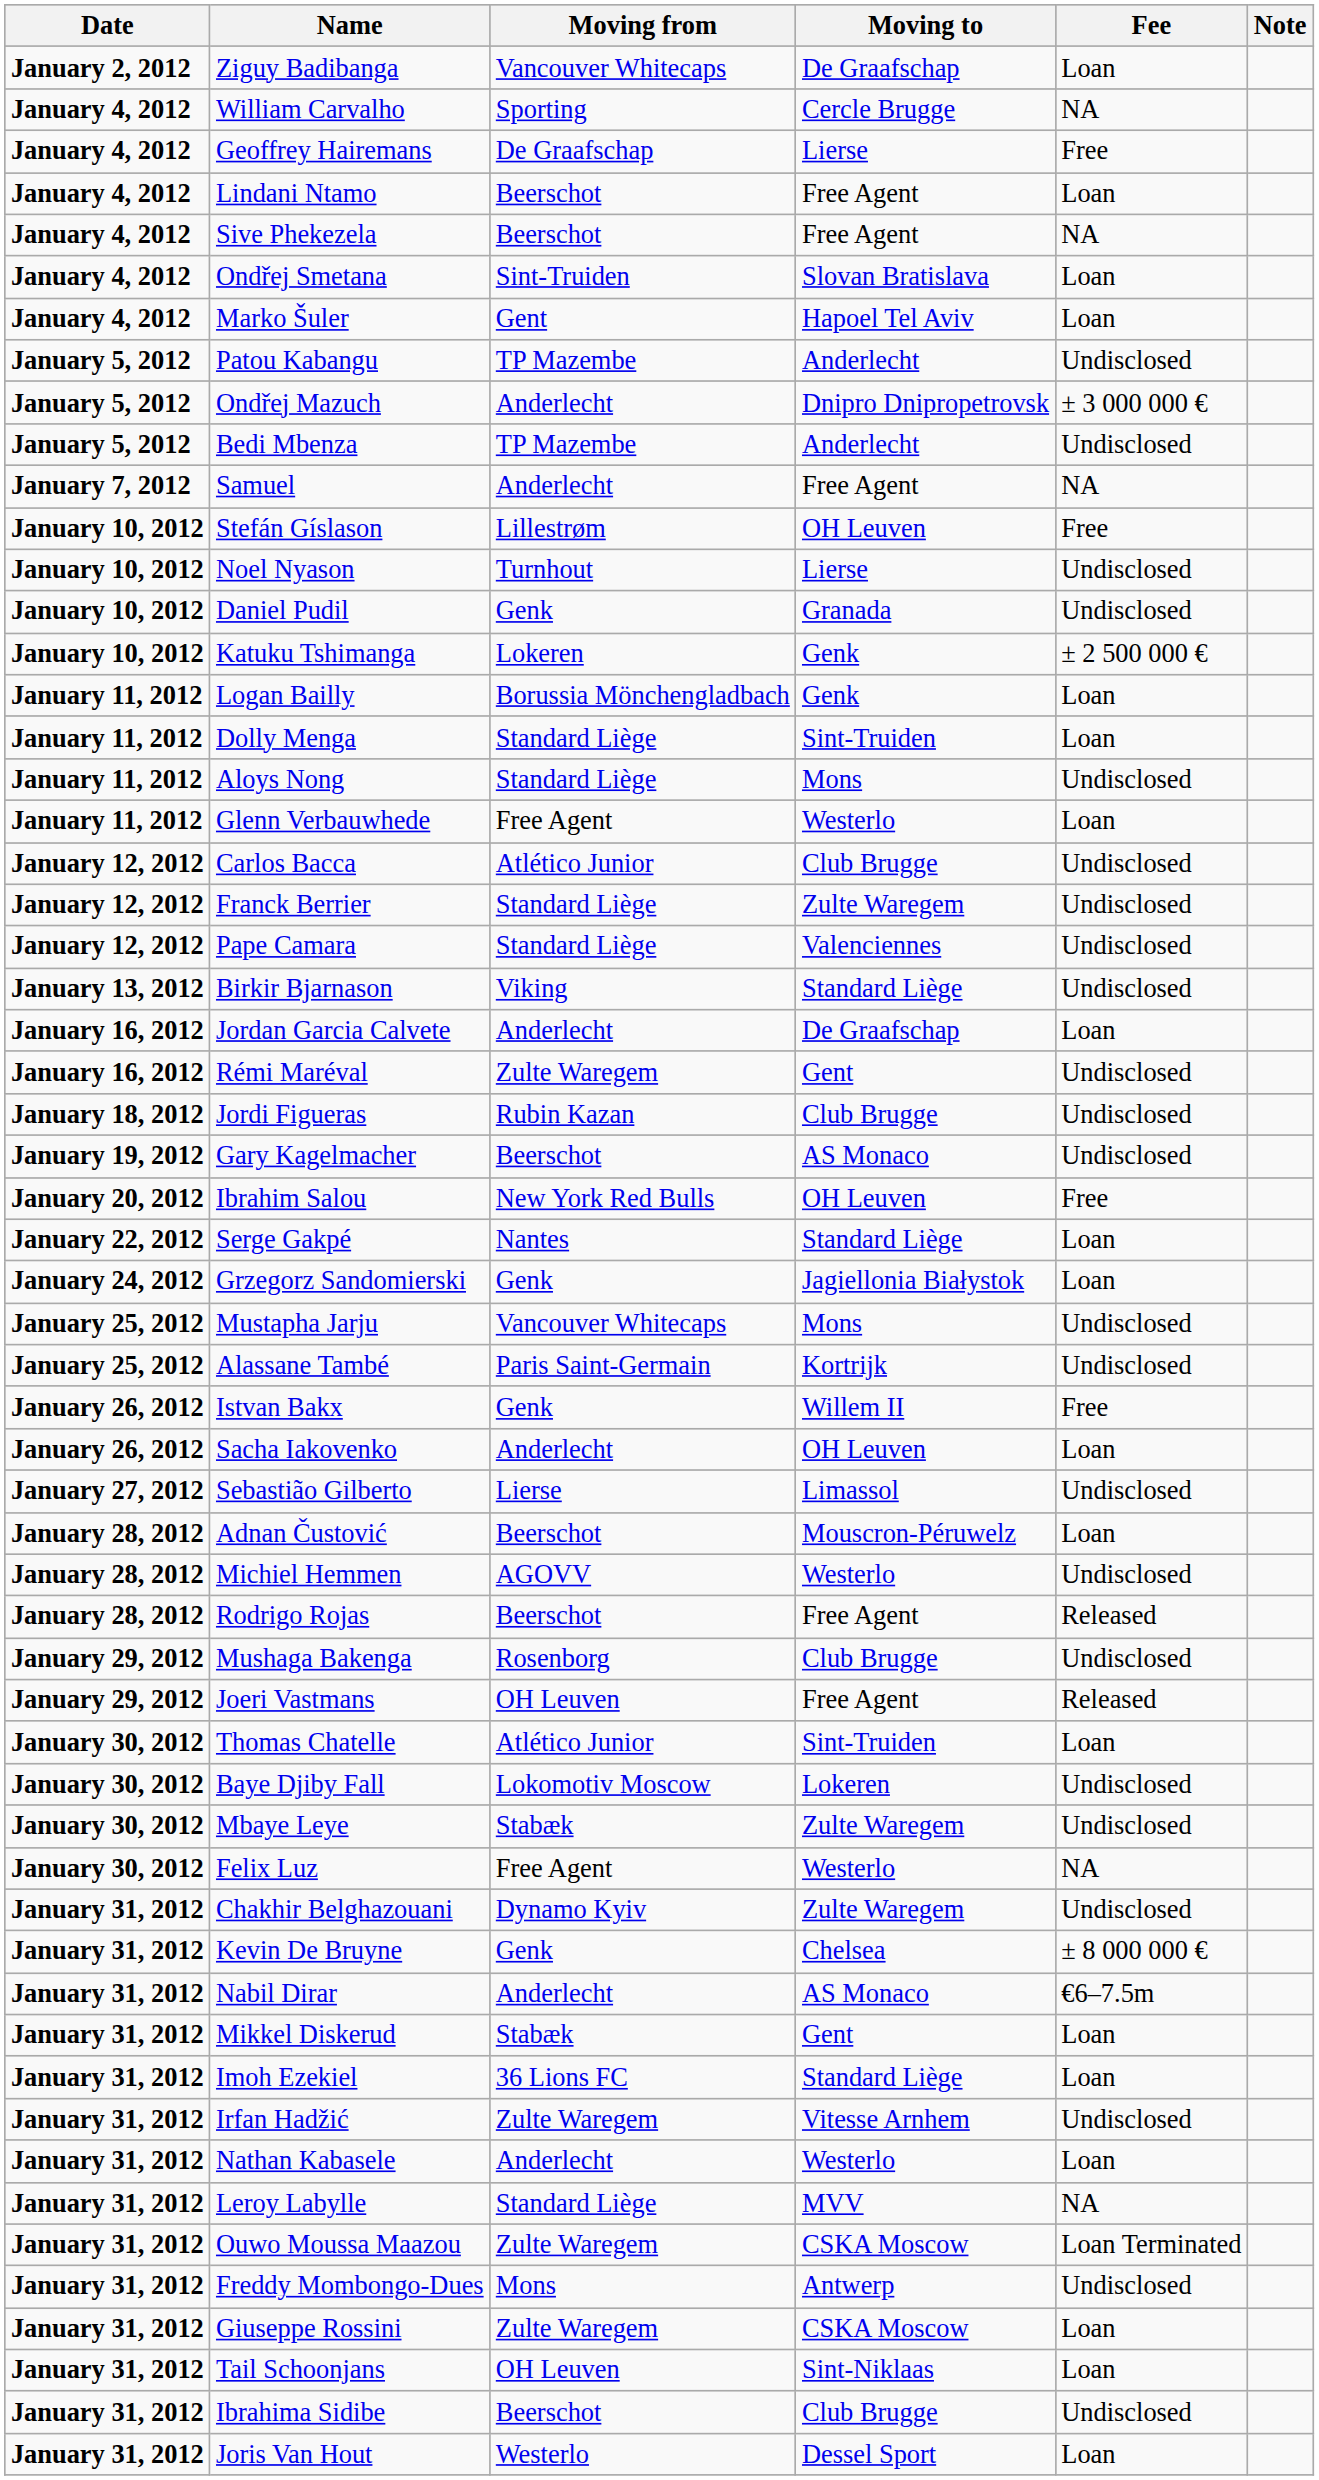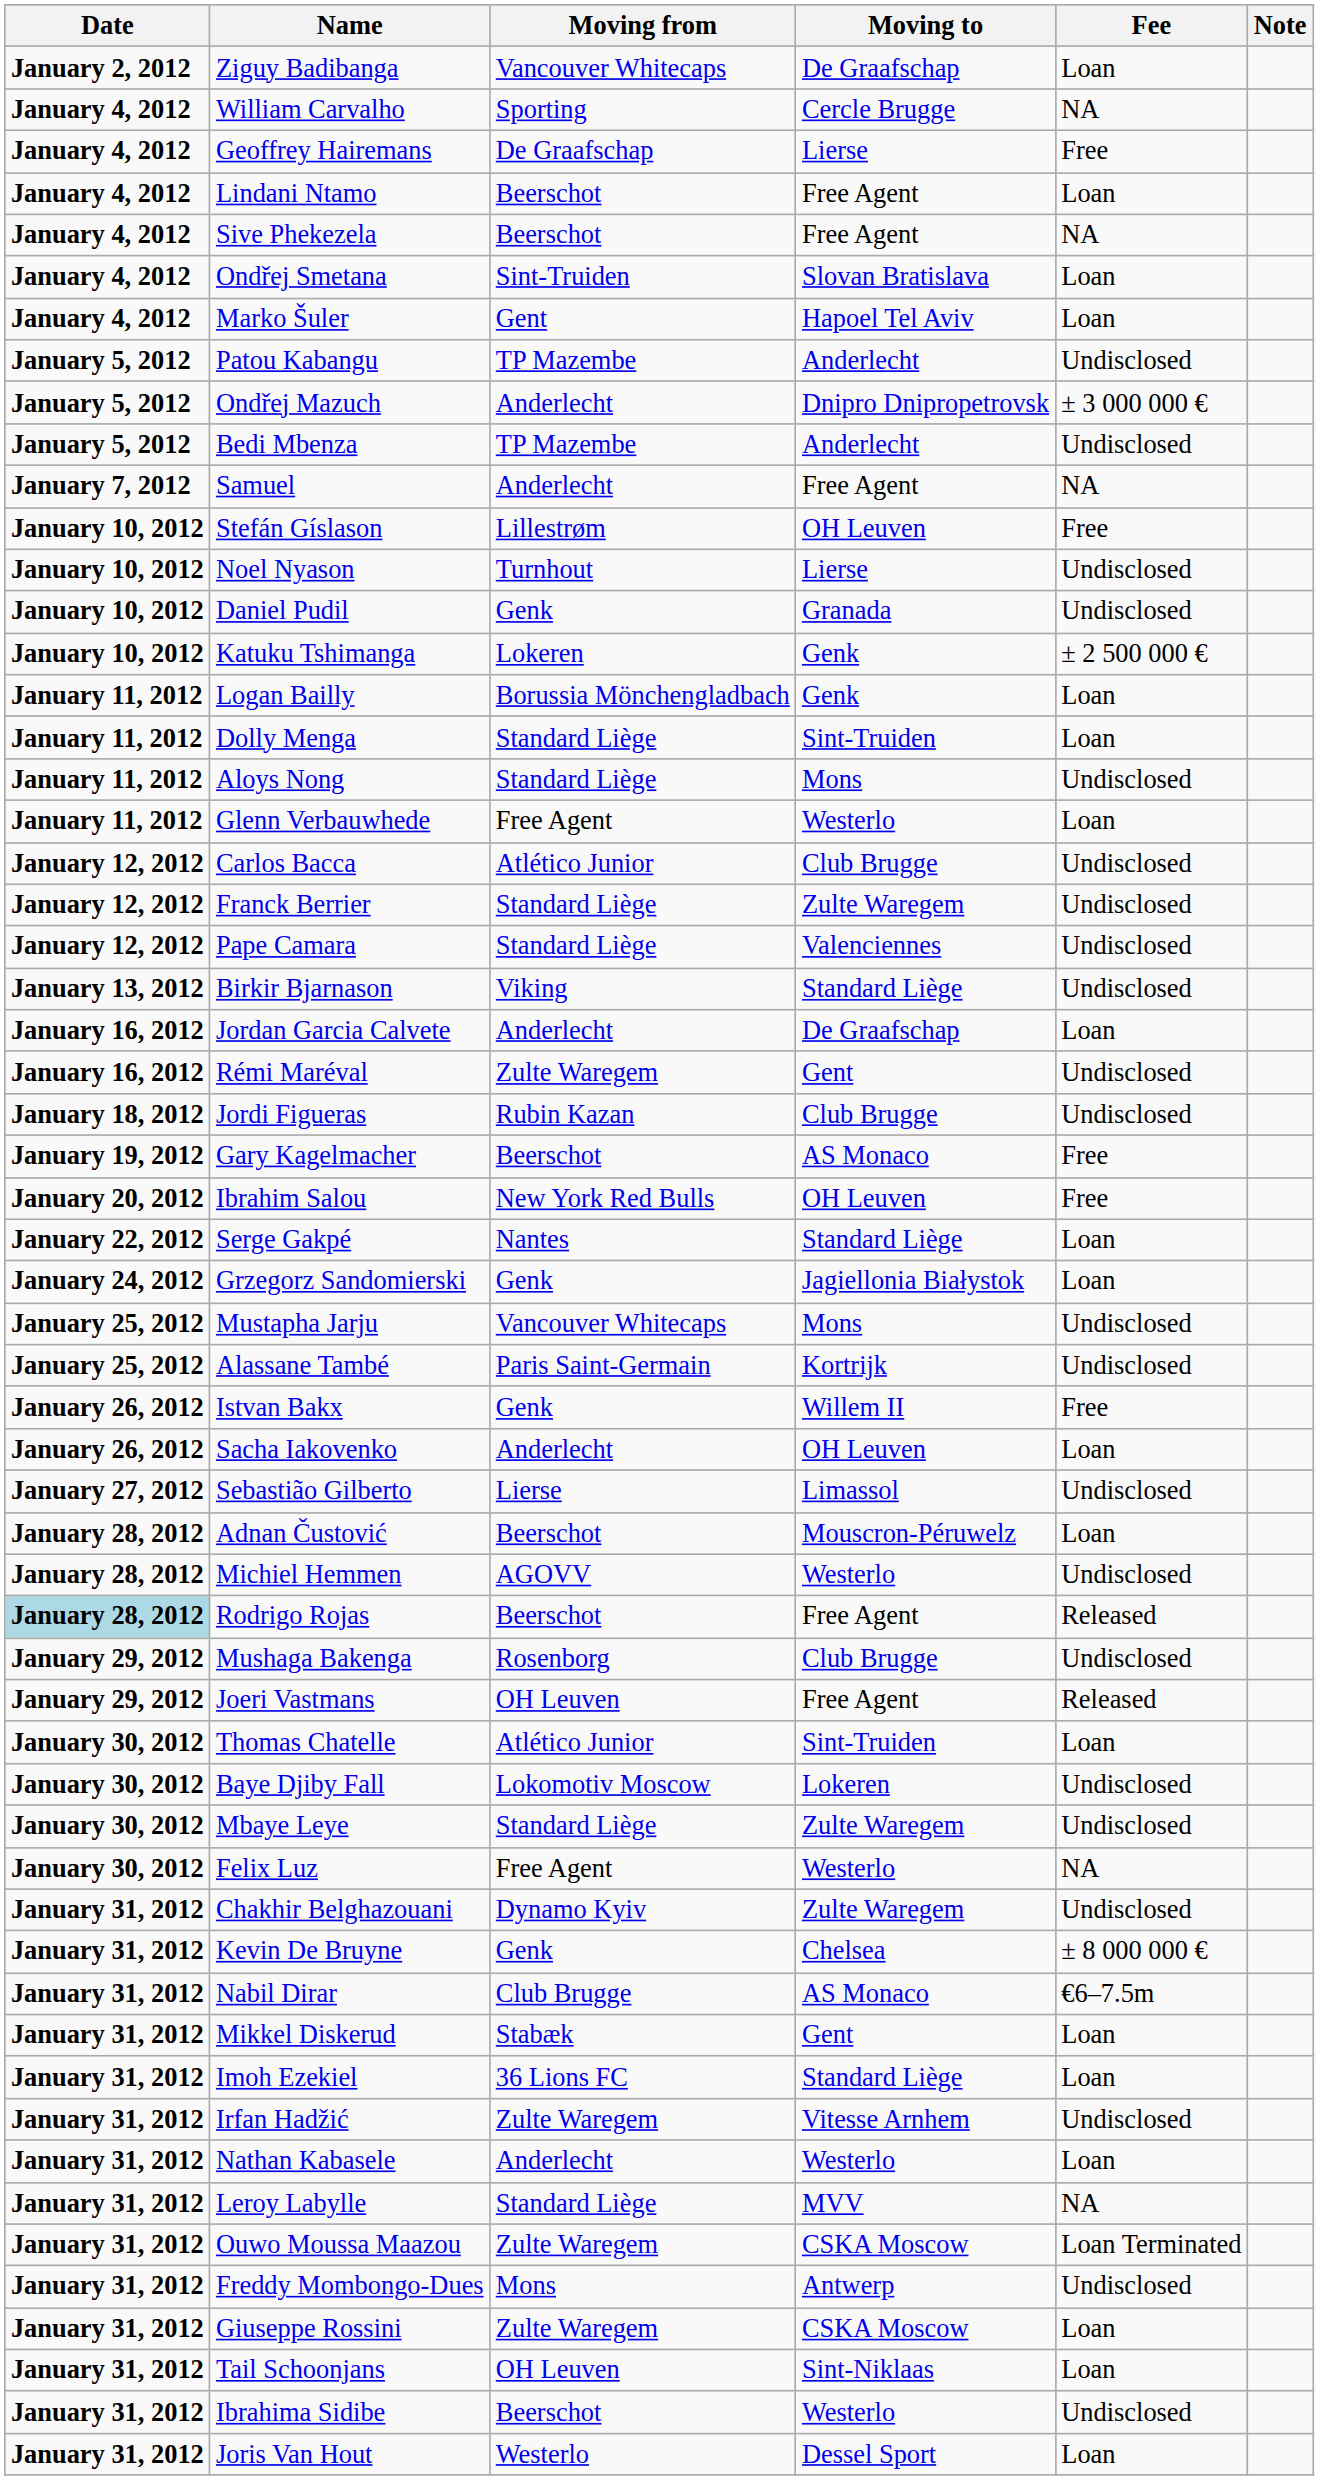(1127, 1155) Undisclosed -> (1085, 1155) Free
(107, 1616) no background -> (107, 1616) lightblue background
(535, 1825) Stabæk -> (576, 1825) Standard Liège
(554, 1993) Anderlecht -> (564, 1993) Club Brugge
(870, 2411) Club Brugge -> (849, 2411) Westerlo
